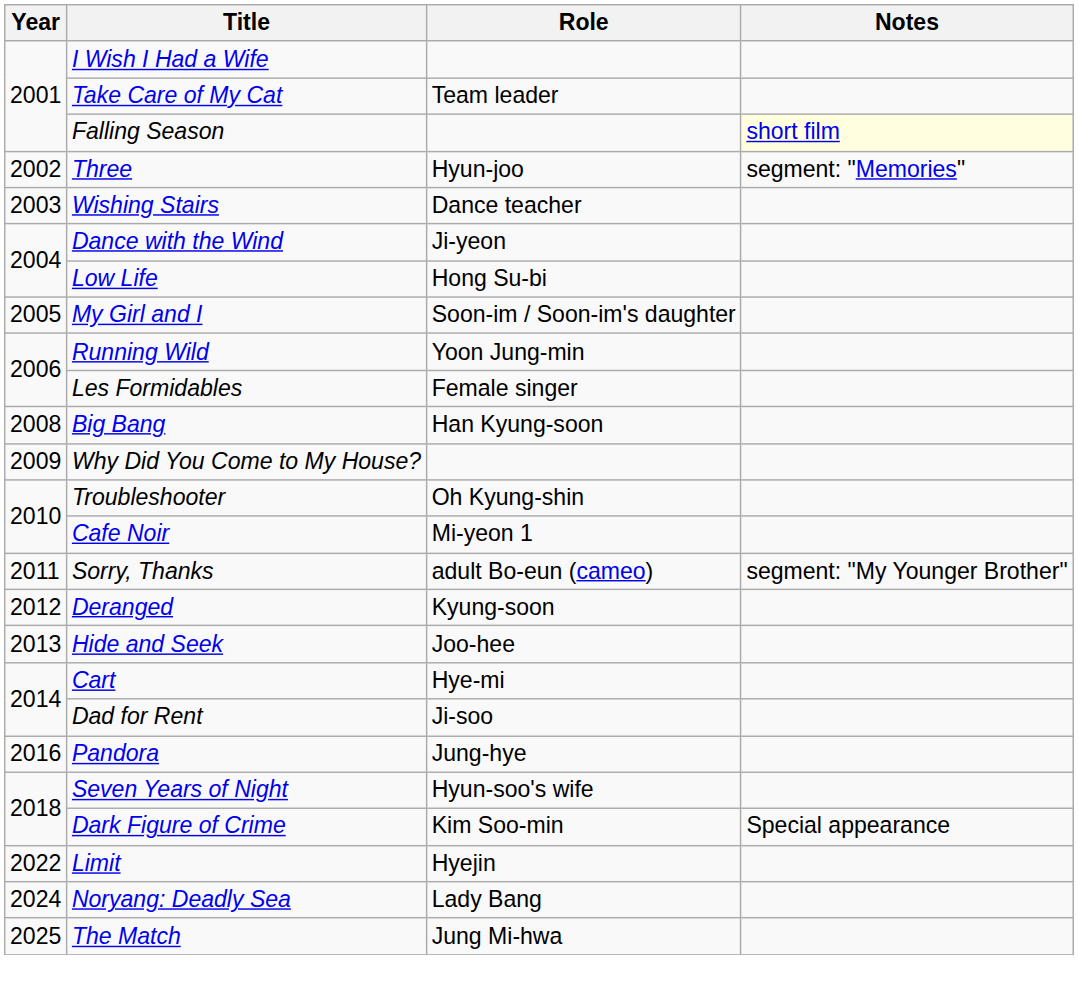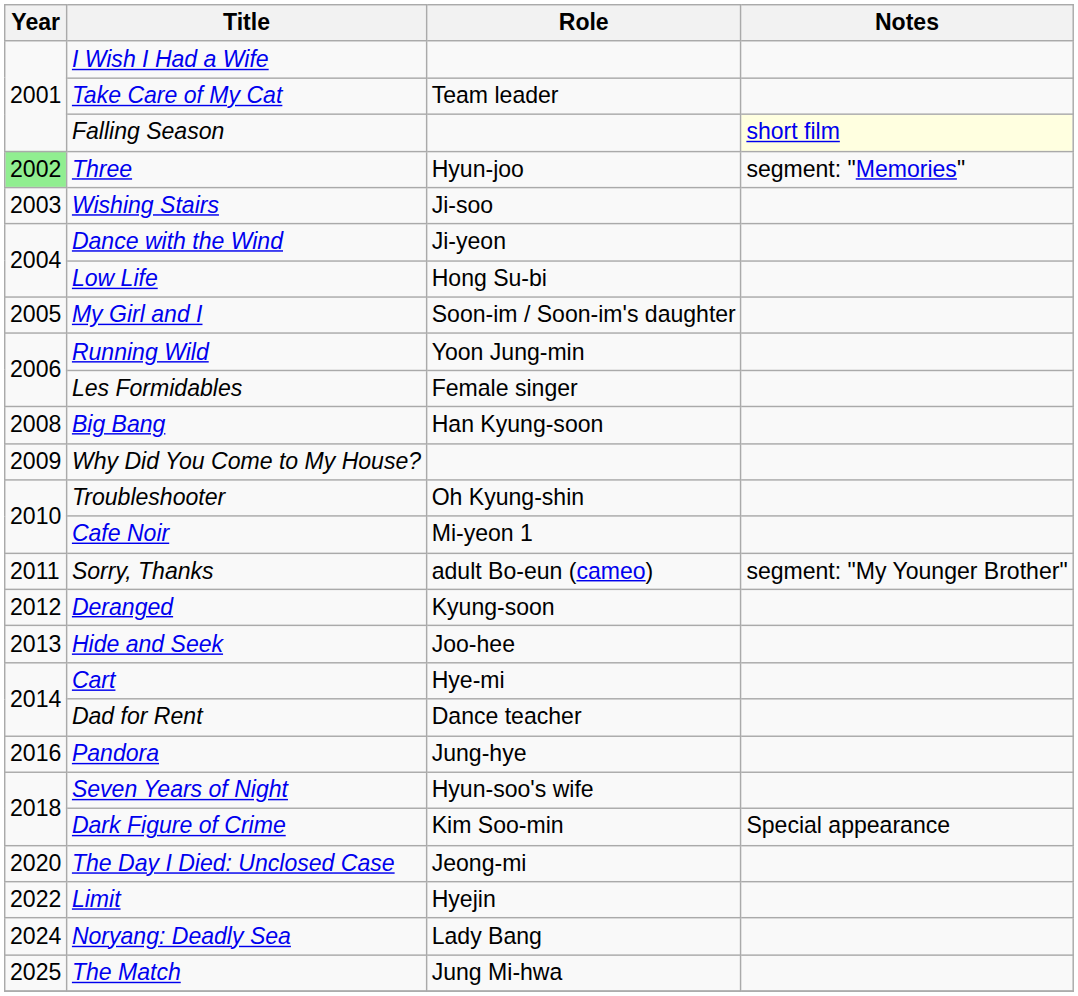(36, 168) no background -> (36, 168) lightgreen background
(507, 205) Dance teacher -> (462, 205) Ji-soo
(462, 717) Ji-soo -> (507, 717) Dance teacher
+ row: (233, 863)
